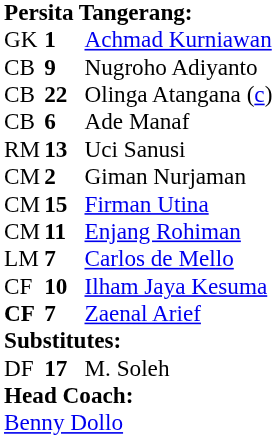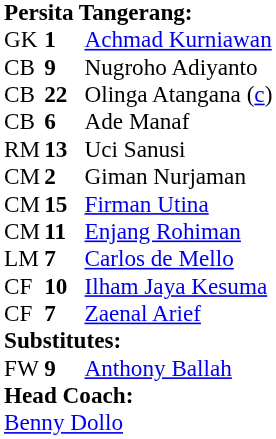(19, 313) bold -> (18, 313) normal
- row: (127, 368)
+ row: (158, 368)
